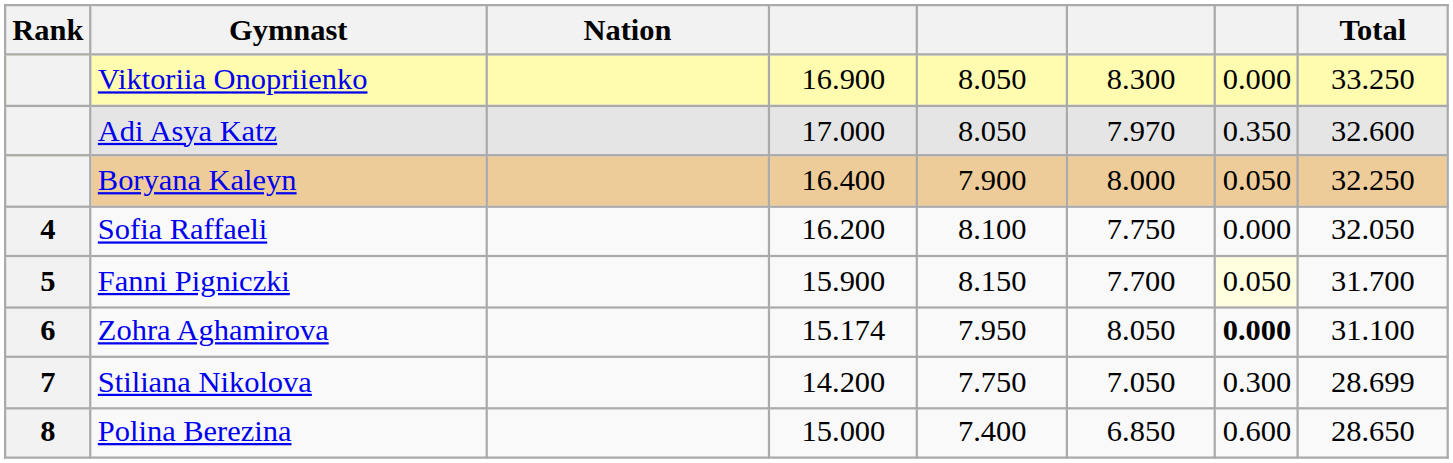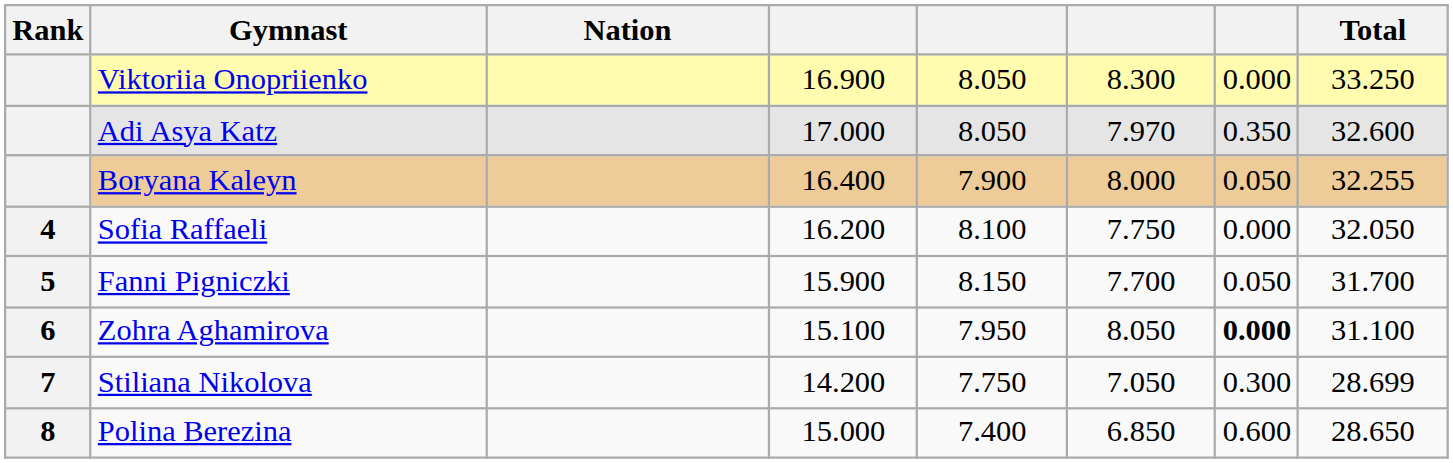(1373, 180) 32.250 -> (1373, 180) 32.255
(1257, 280) lightyellow background -> (1257, 280) no background
(843, 330) 15.174 -> (843, 330) 15.100
